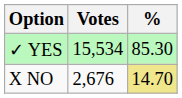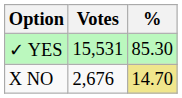(98, 48) 15,534 -> (98, 48) 15,531
